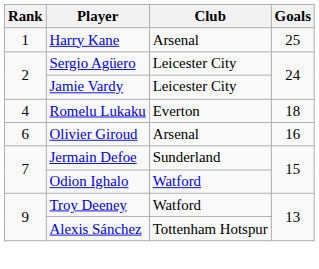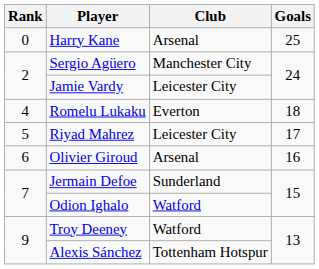(25, 39) 1 -> (25, 39) 0
(195, 63) Leicester City -> (202, 63) Manchester City
+ row: (92, 134)
